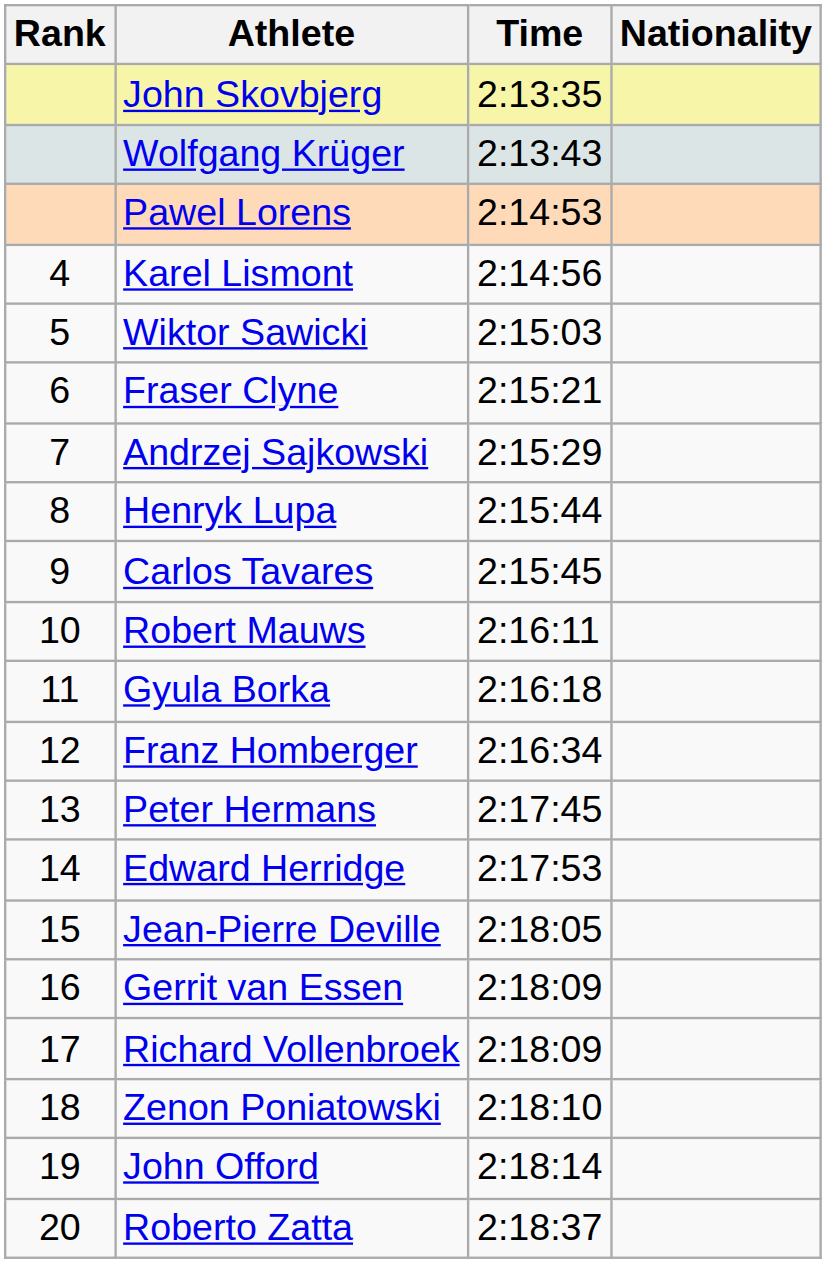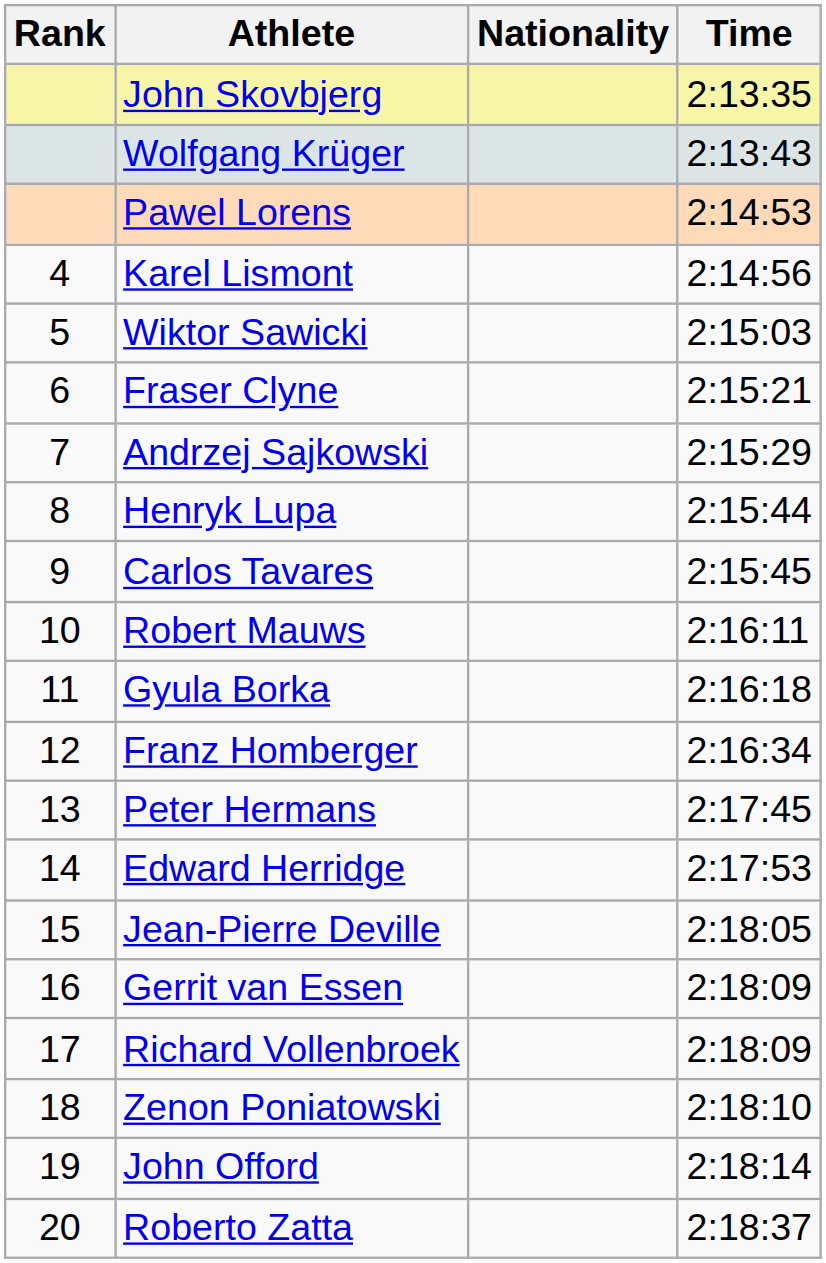columns swapped: (716, 34) <-> (540, 34)
